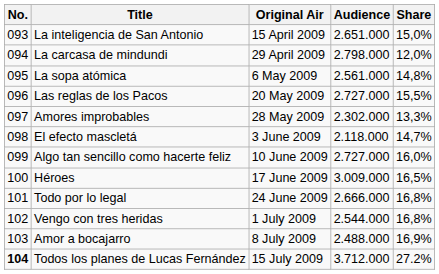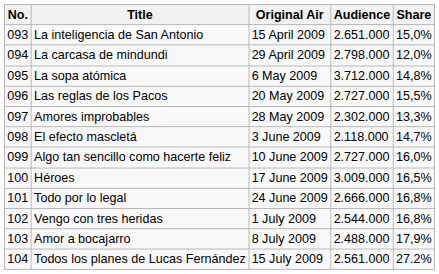(362, 75) 2.561.000 -> (362, 75) 3.712.000
(414, 238) 16,9% -> (414, 238) 17,9%
(18, 259) bold -> (18, 259) normal
(362, 259) 3.712.000 -> (362, 259) 2.561.000
